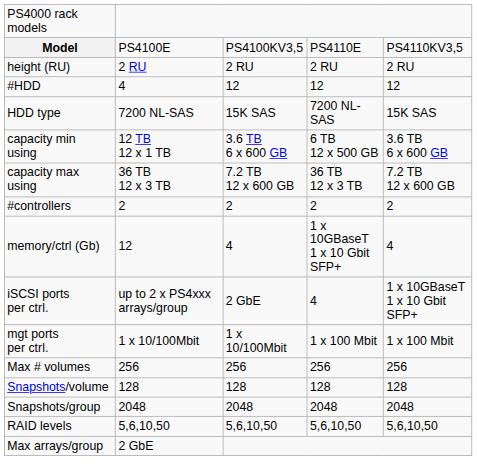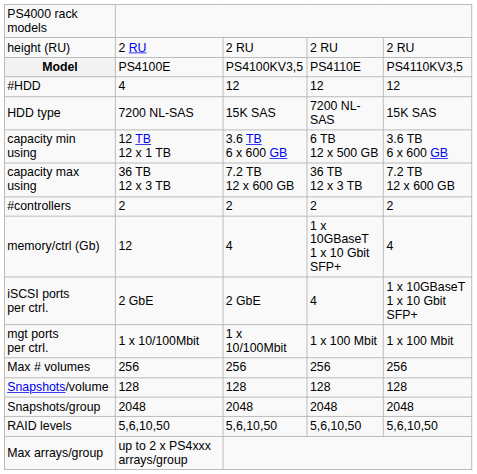rows swapped: (60, 47) <-> (39, 67)
(165, 300) up to 2 x PS4xxx arrays/group -> (136, 300) 2 GbE
(136, 445) 2 GbE -> (165, 452) up to 2 x PS4xxx arrays/group
